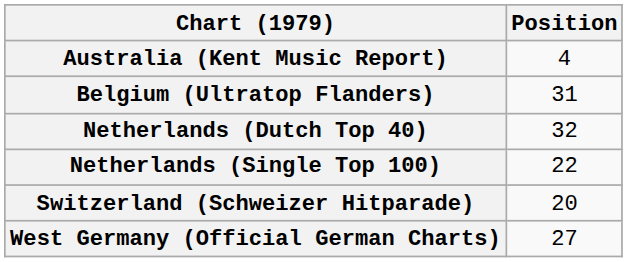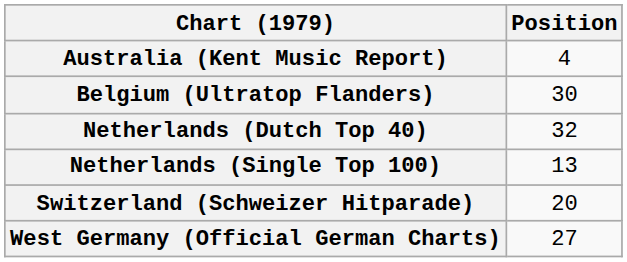(564, 95) 31 -> (564, 95) 30
(564, 167) 22 -> (564, 167) 13
